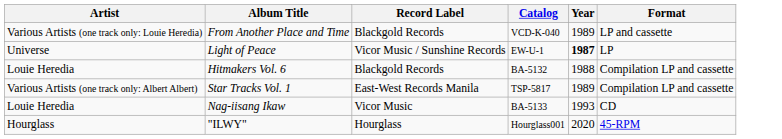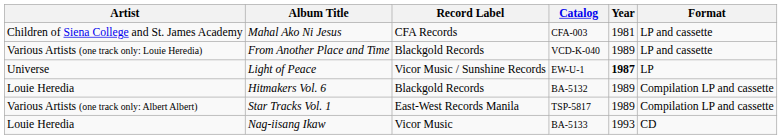+ row: (295, 32)
(583, 69) 1988 -> (623, 87) 1989
- row: (227, 124)
